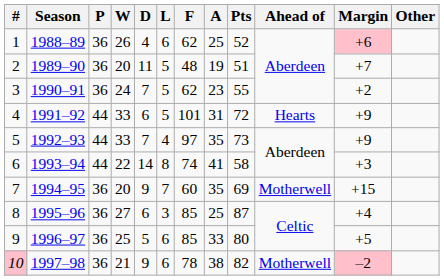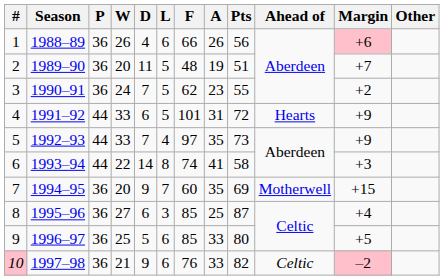(189, 41) 62 -> (189, 41) 66
(216, 41) 25 -> (216, 41) 26
(241, 41) 52 -> (241, 41) 56
(189, 262) 78 -> (189, 262) 76
(216, 262) 38 -> (216, 262) 33
(295, 262) Motherwell -> (295, 262) Celtic
